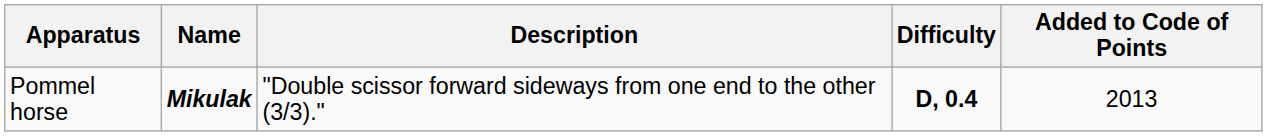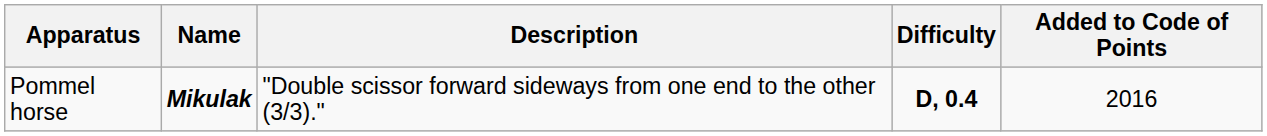(1132, 98) 2013 -> (1132, 98) 2016
